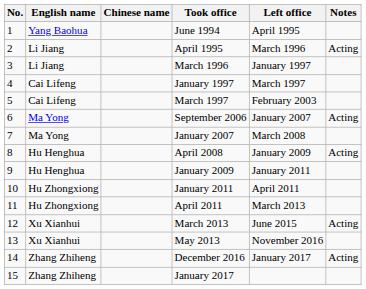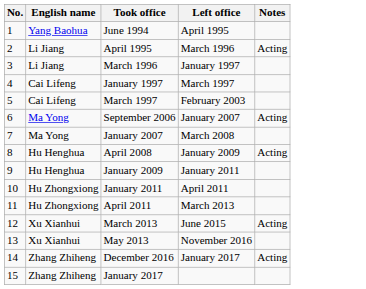- column: (137, 13)
